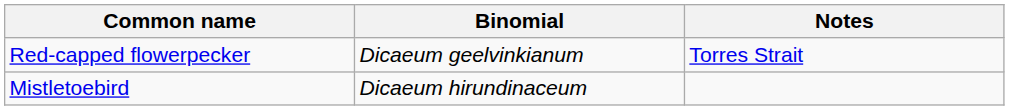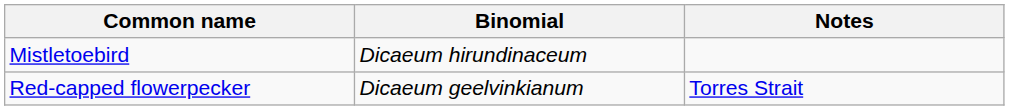rows swapped: (130, 54) <-> (69, 88)
